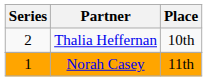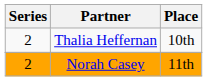(28, 64) 1 -> (28, 64) 2
